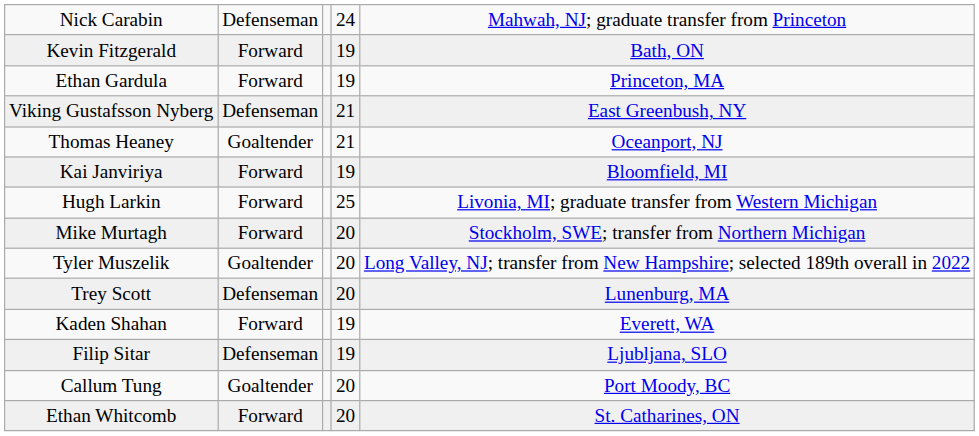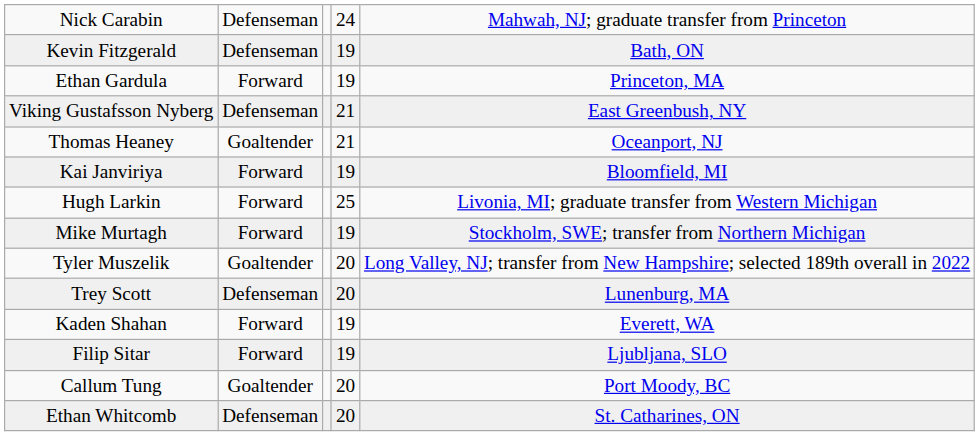(270, 50) Forward -> (270, 50) Defenseman
(345, 232) 20 -> (345, 232) 19
(270, 354) Defenseman -> (270, 354) Forward
(270, 415) Forward -> (270, 415) Defenseman
